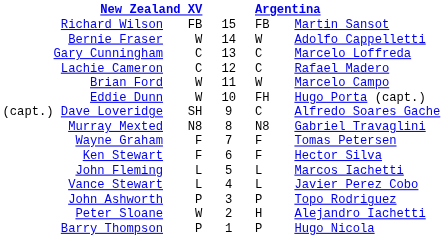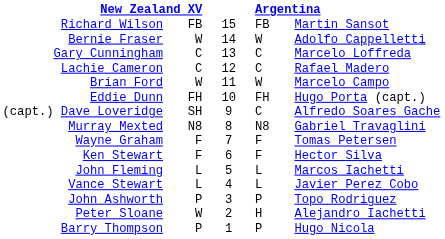(199, 98) W -> (195, 98) FH
